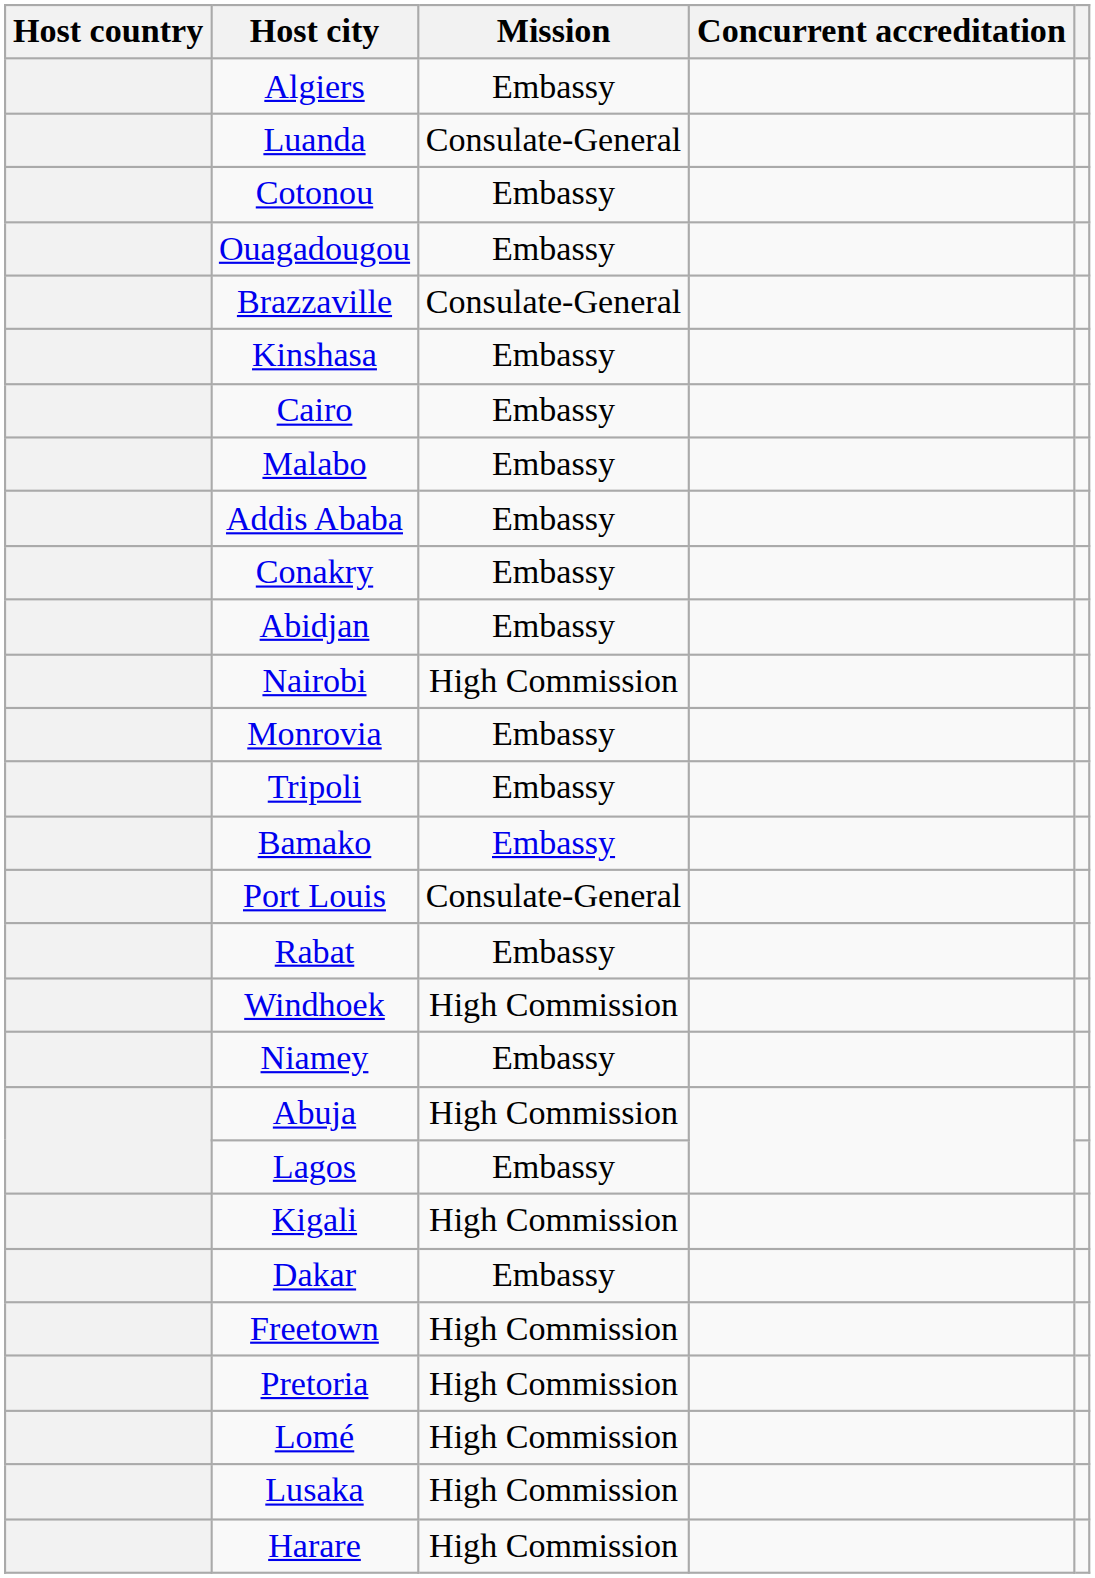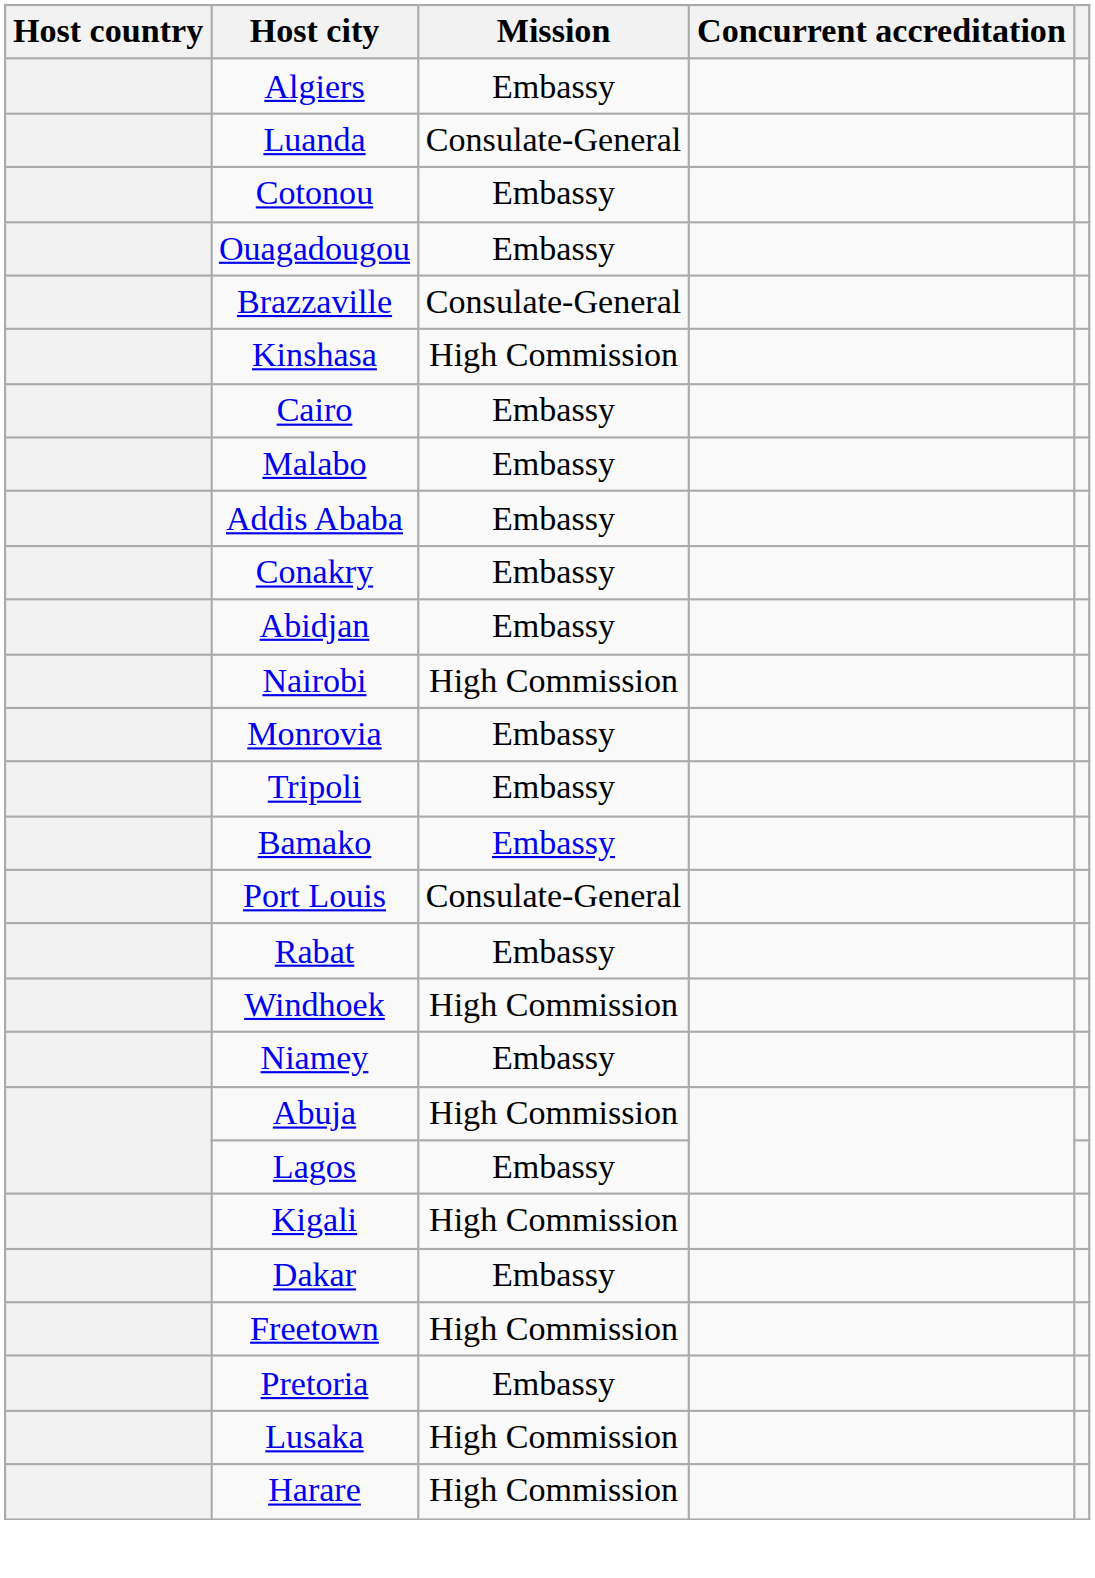(554, 355) Embassy -> (554, 355) High Commission
(554, 1382) High Commission -> (554, 1382) Embassy
- row: (314, 1436)
